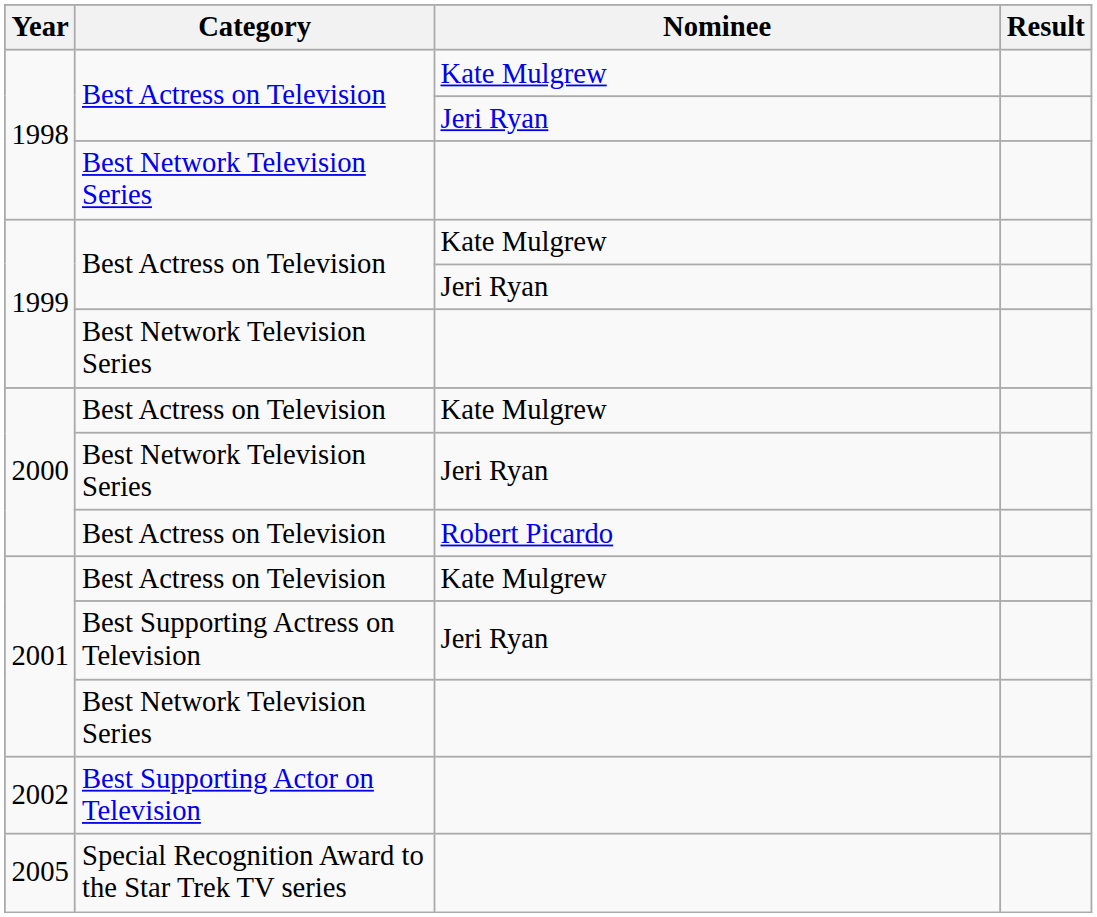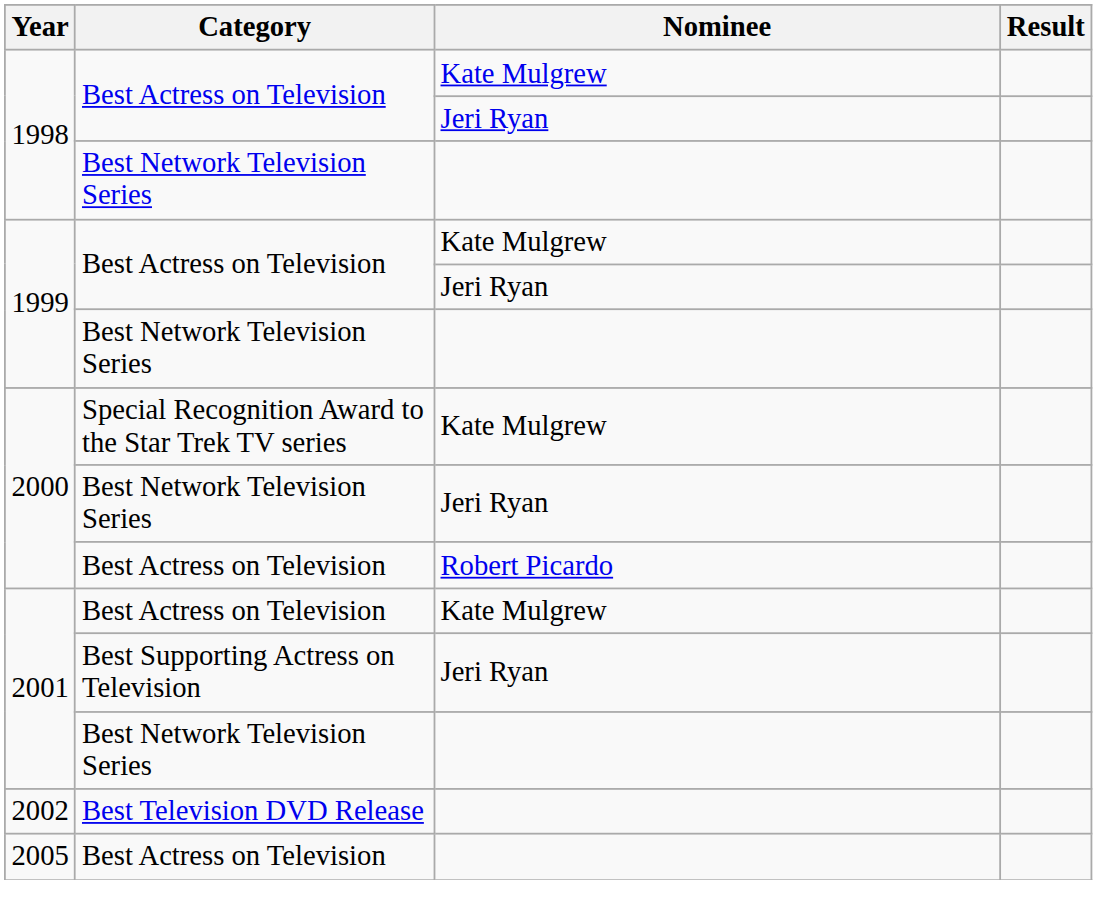(234, 409) Best Actress on Television -> (253, 425) Special Recognition Award to the Star Trek TV series
(228, 794) Best Supporting Actor on Television -> (253, 811) Best Television DVD Release
(253, 872) Special Recognition Award to the Star Trek TV series -> (234, 856) Best Actress on Television
